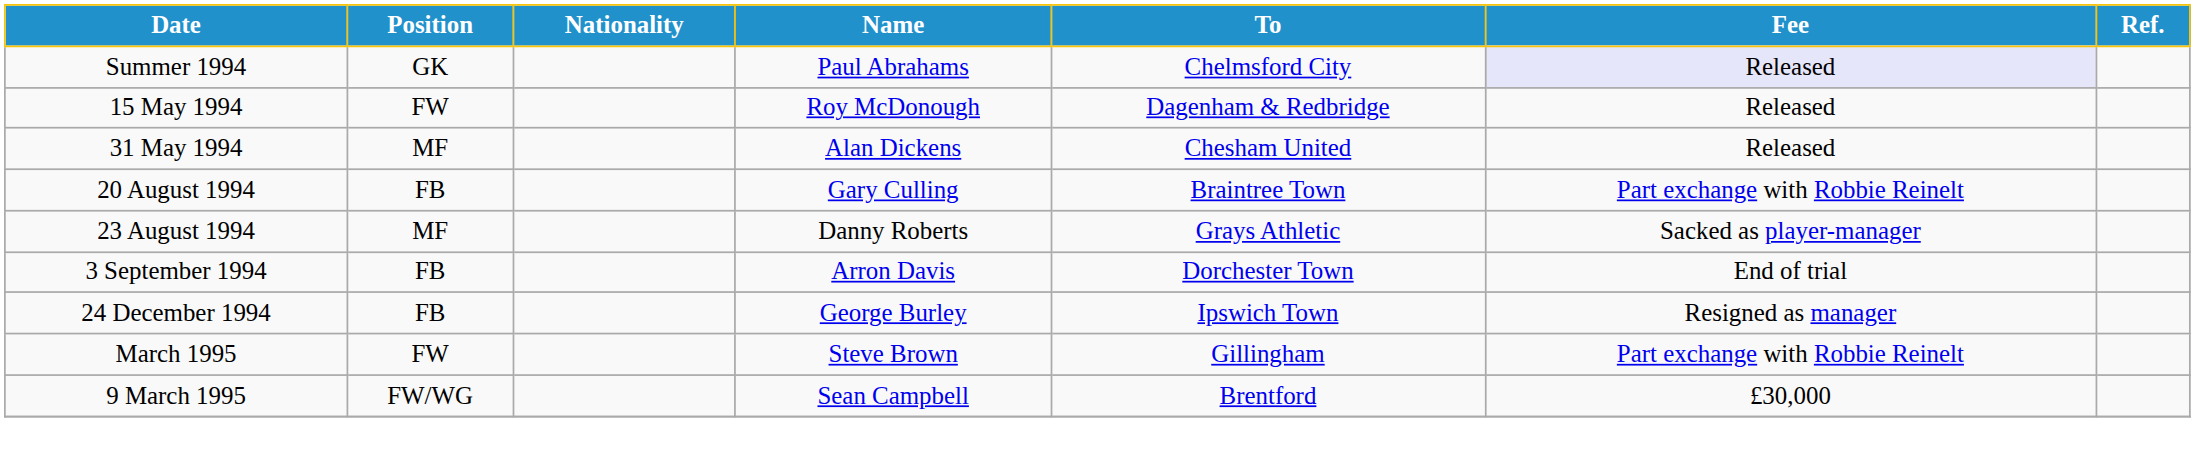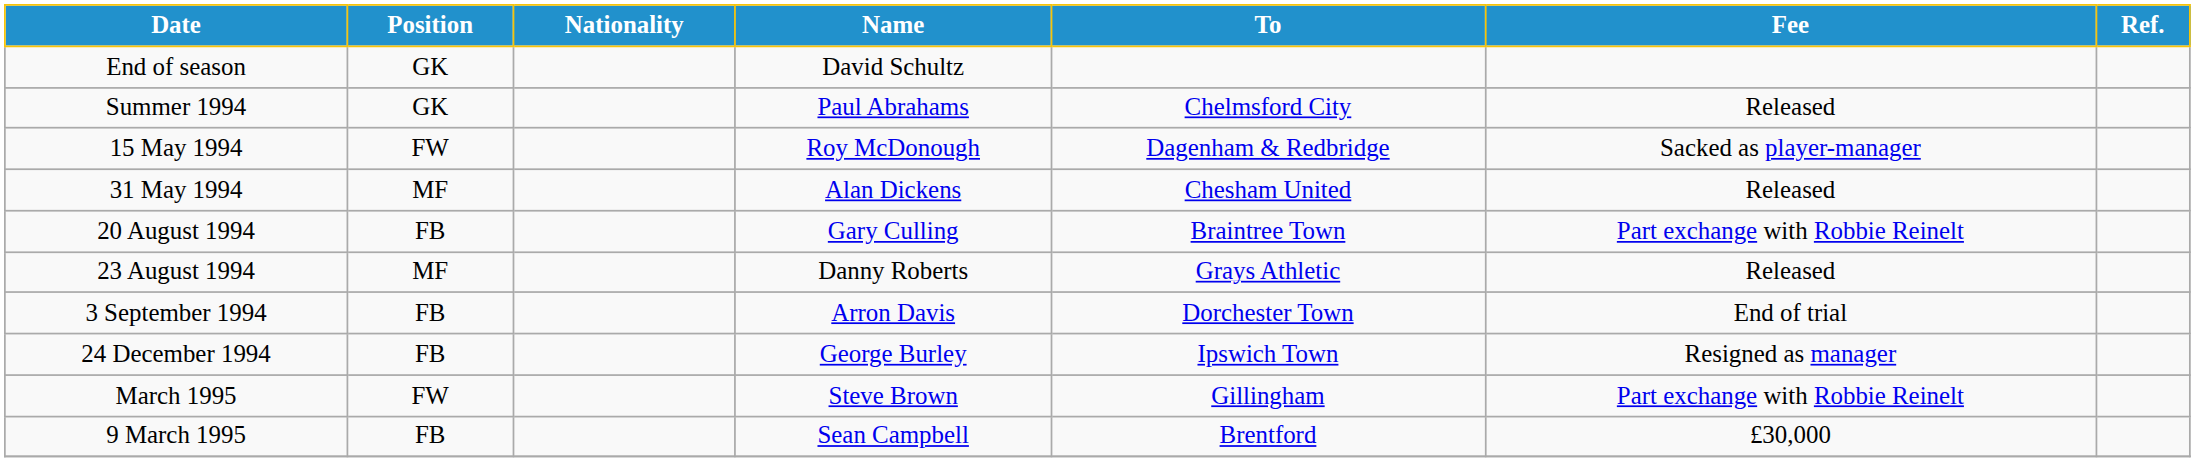+ row: (176, 66)
(1790, 66) lavender background -> (1790, 107) no background
(1790, 107) Released -> (1790, 148) Sacked as player-manager
(1790, 230) Sacked as player-manager -> (1790, 271) Released
(430, 395) FW/WG -> (430, 436) FB
